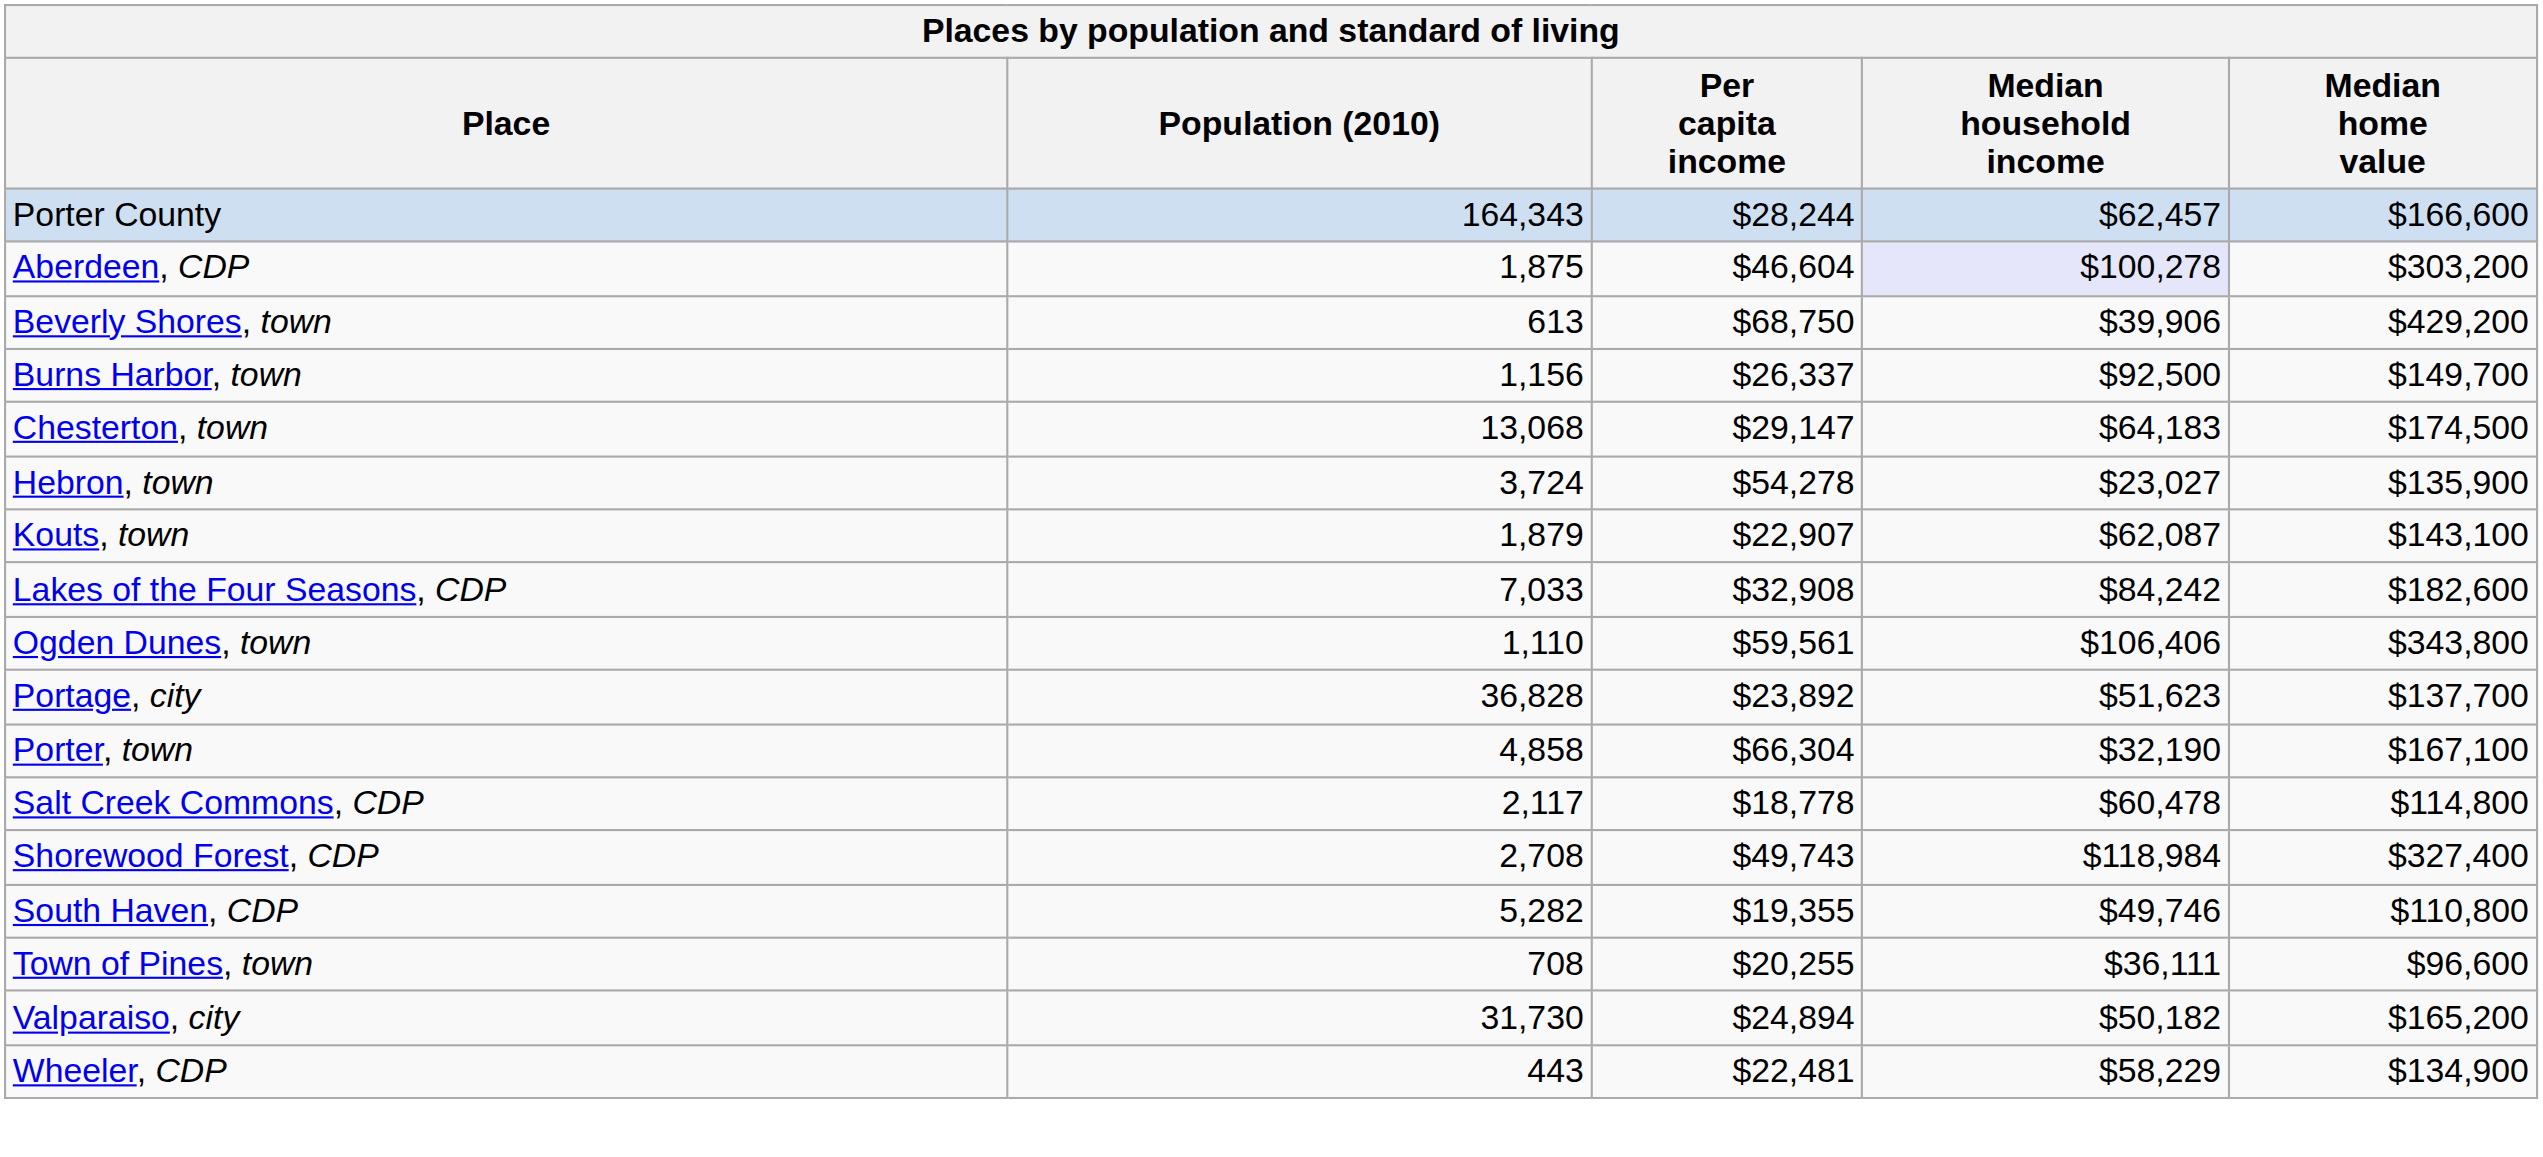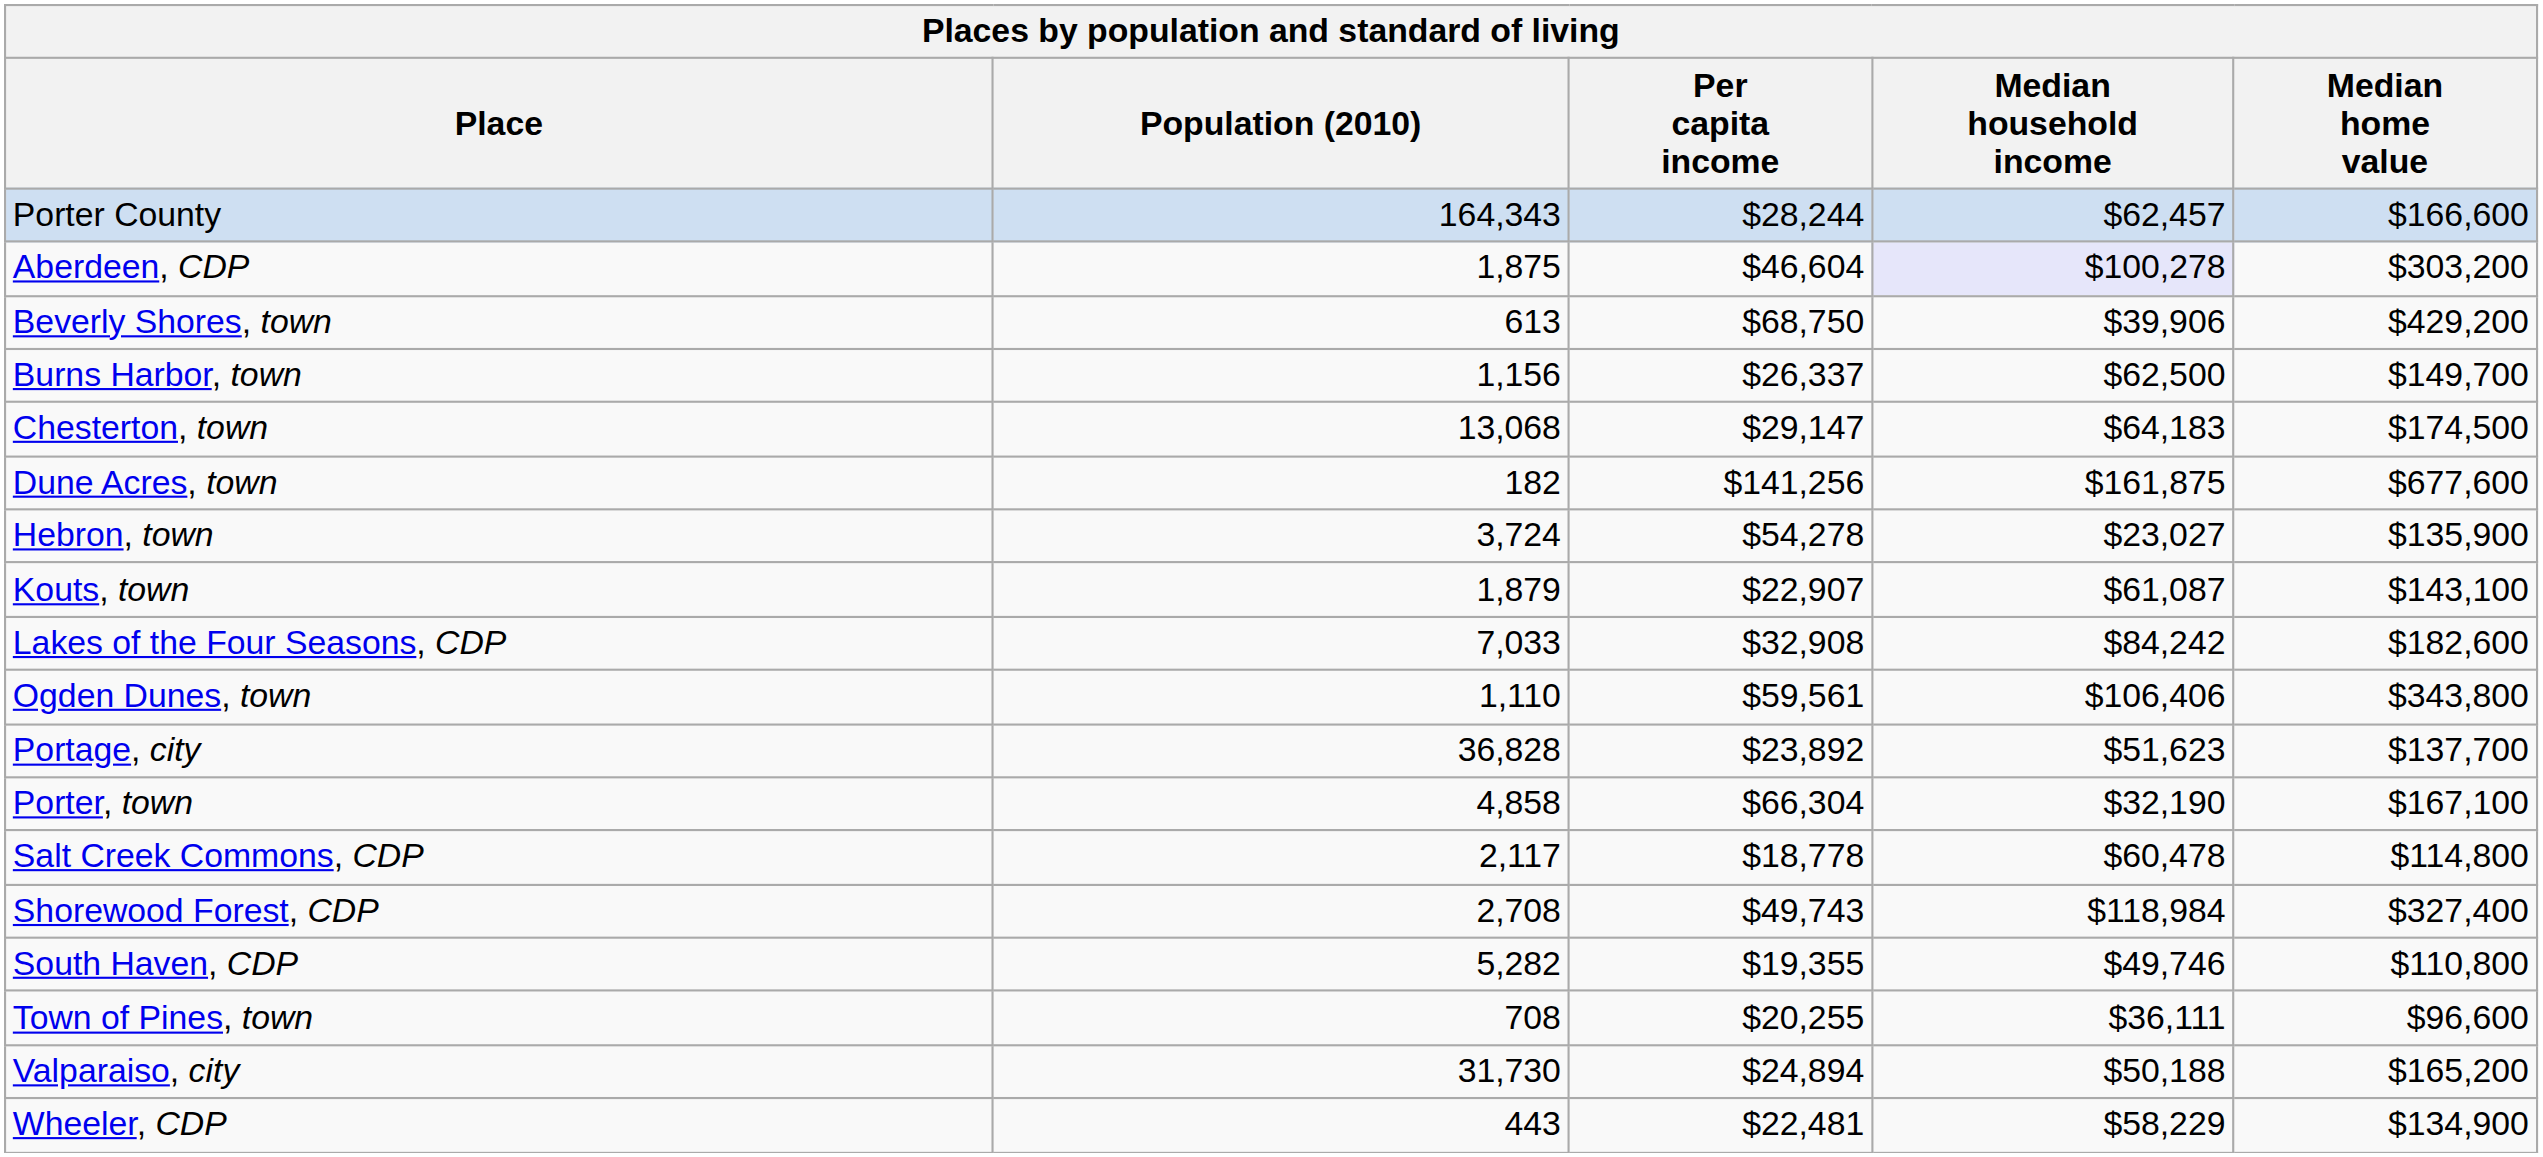(2160, 374) $92,500 -> (2164, 374) $62,500
+ row: (145, 482)
(2160, 535) $62,087 -> (2164, 589) $61,087
(2160, 1017) $50,182 -> (2164, 1070) $50,188
